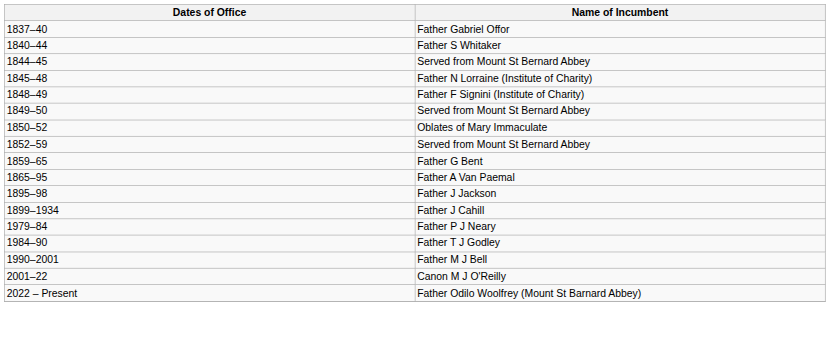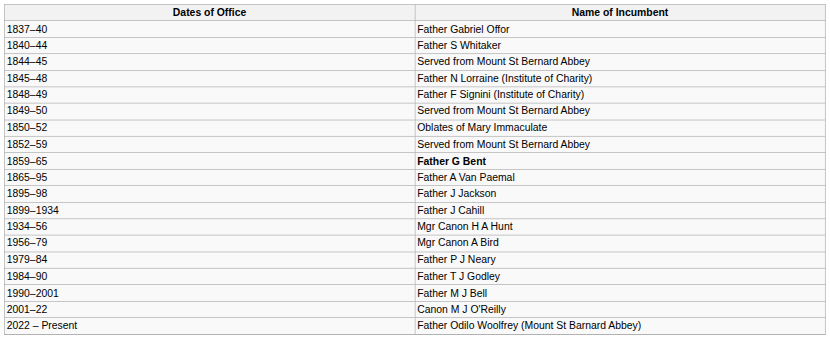(450, 161) normal -> (452, 161) bold
+ row: (27, 227)
+ row: (27, 243)
